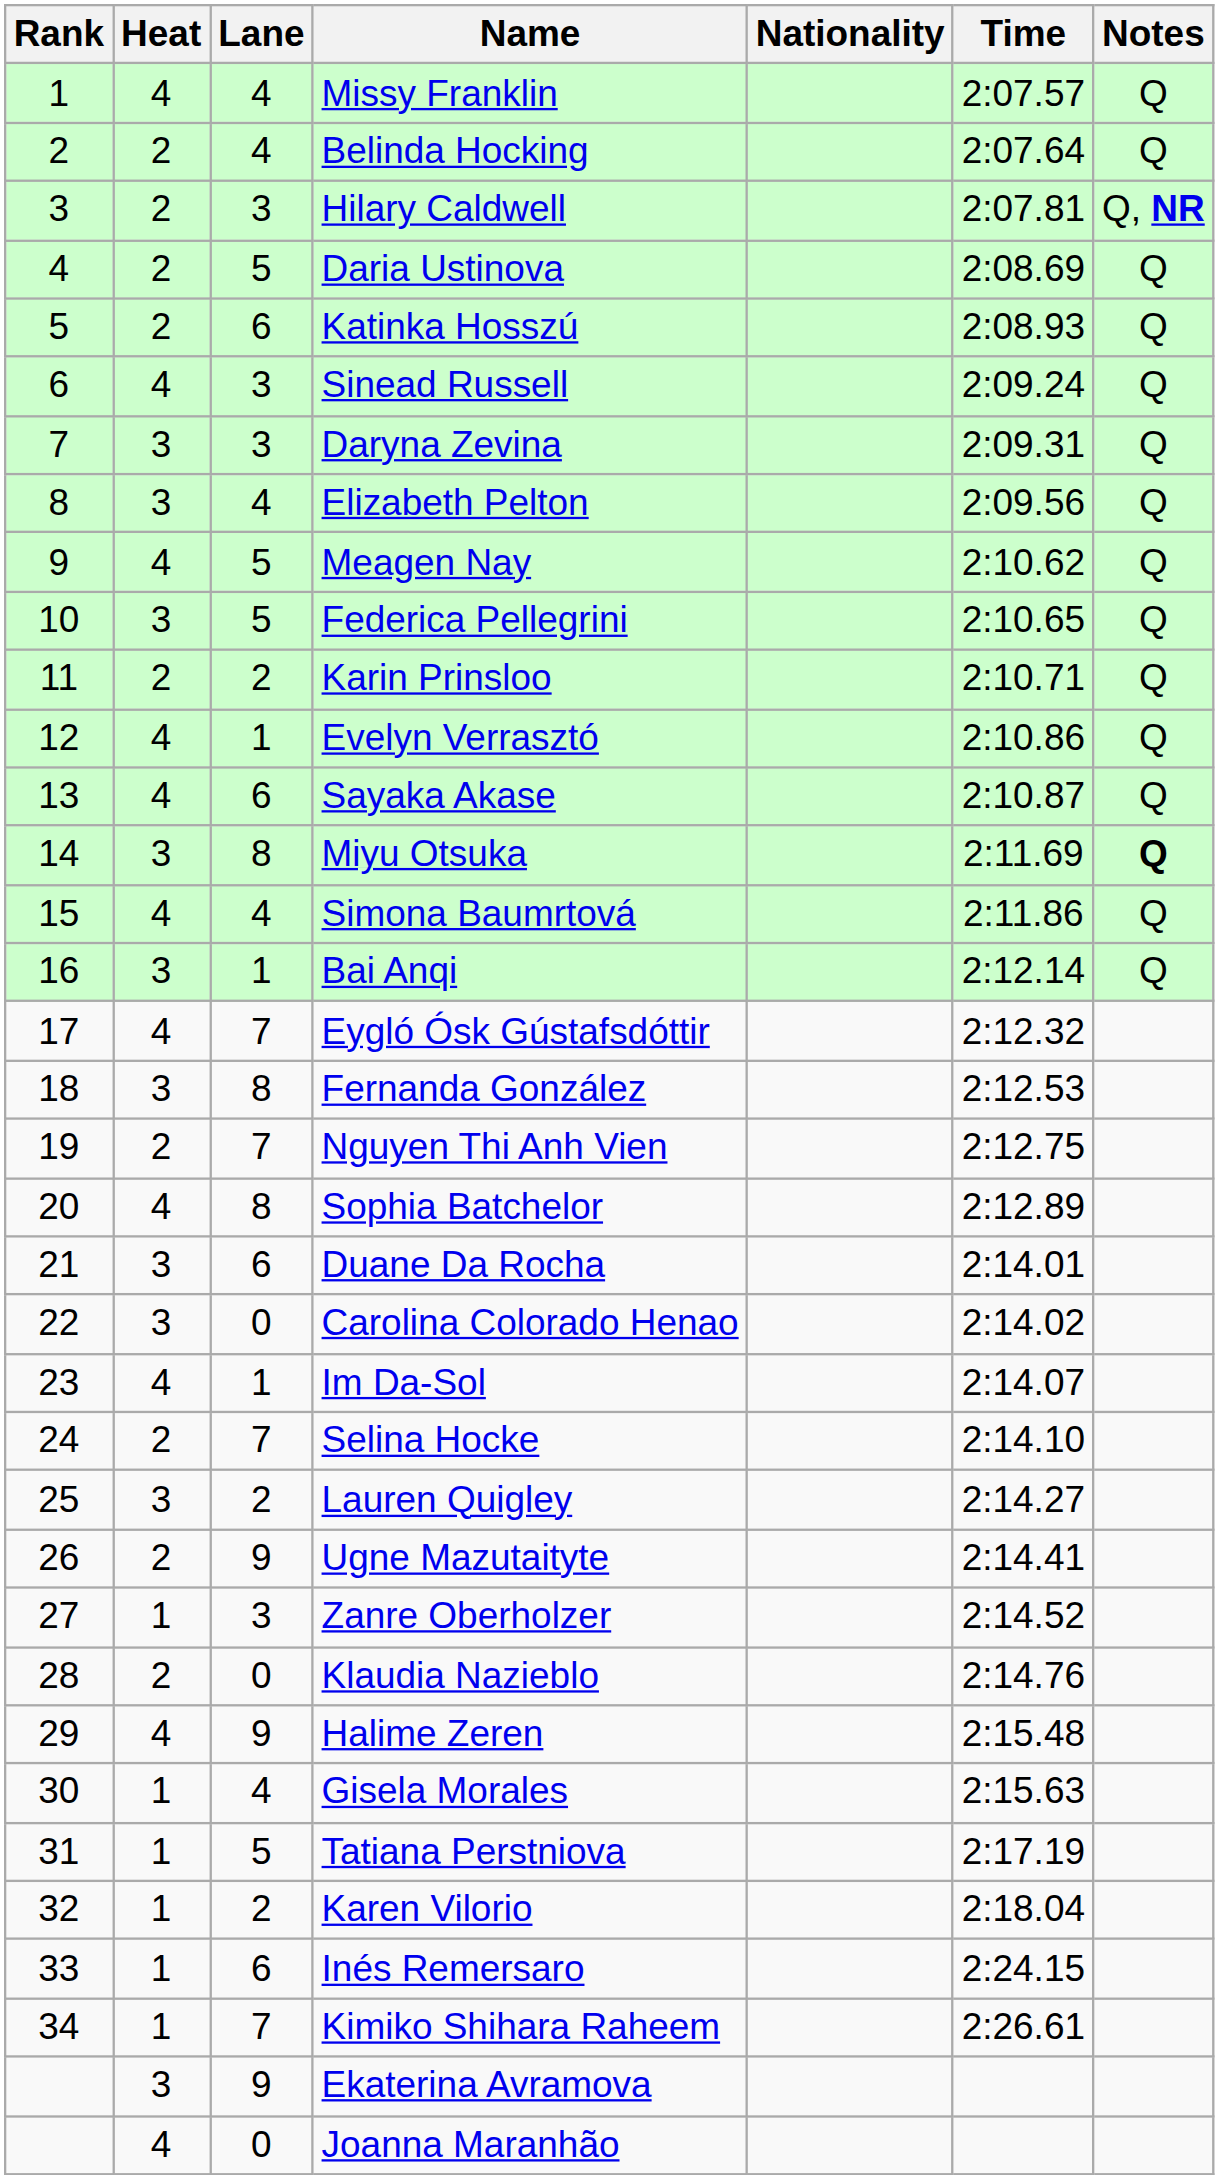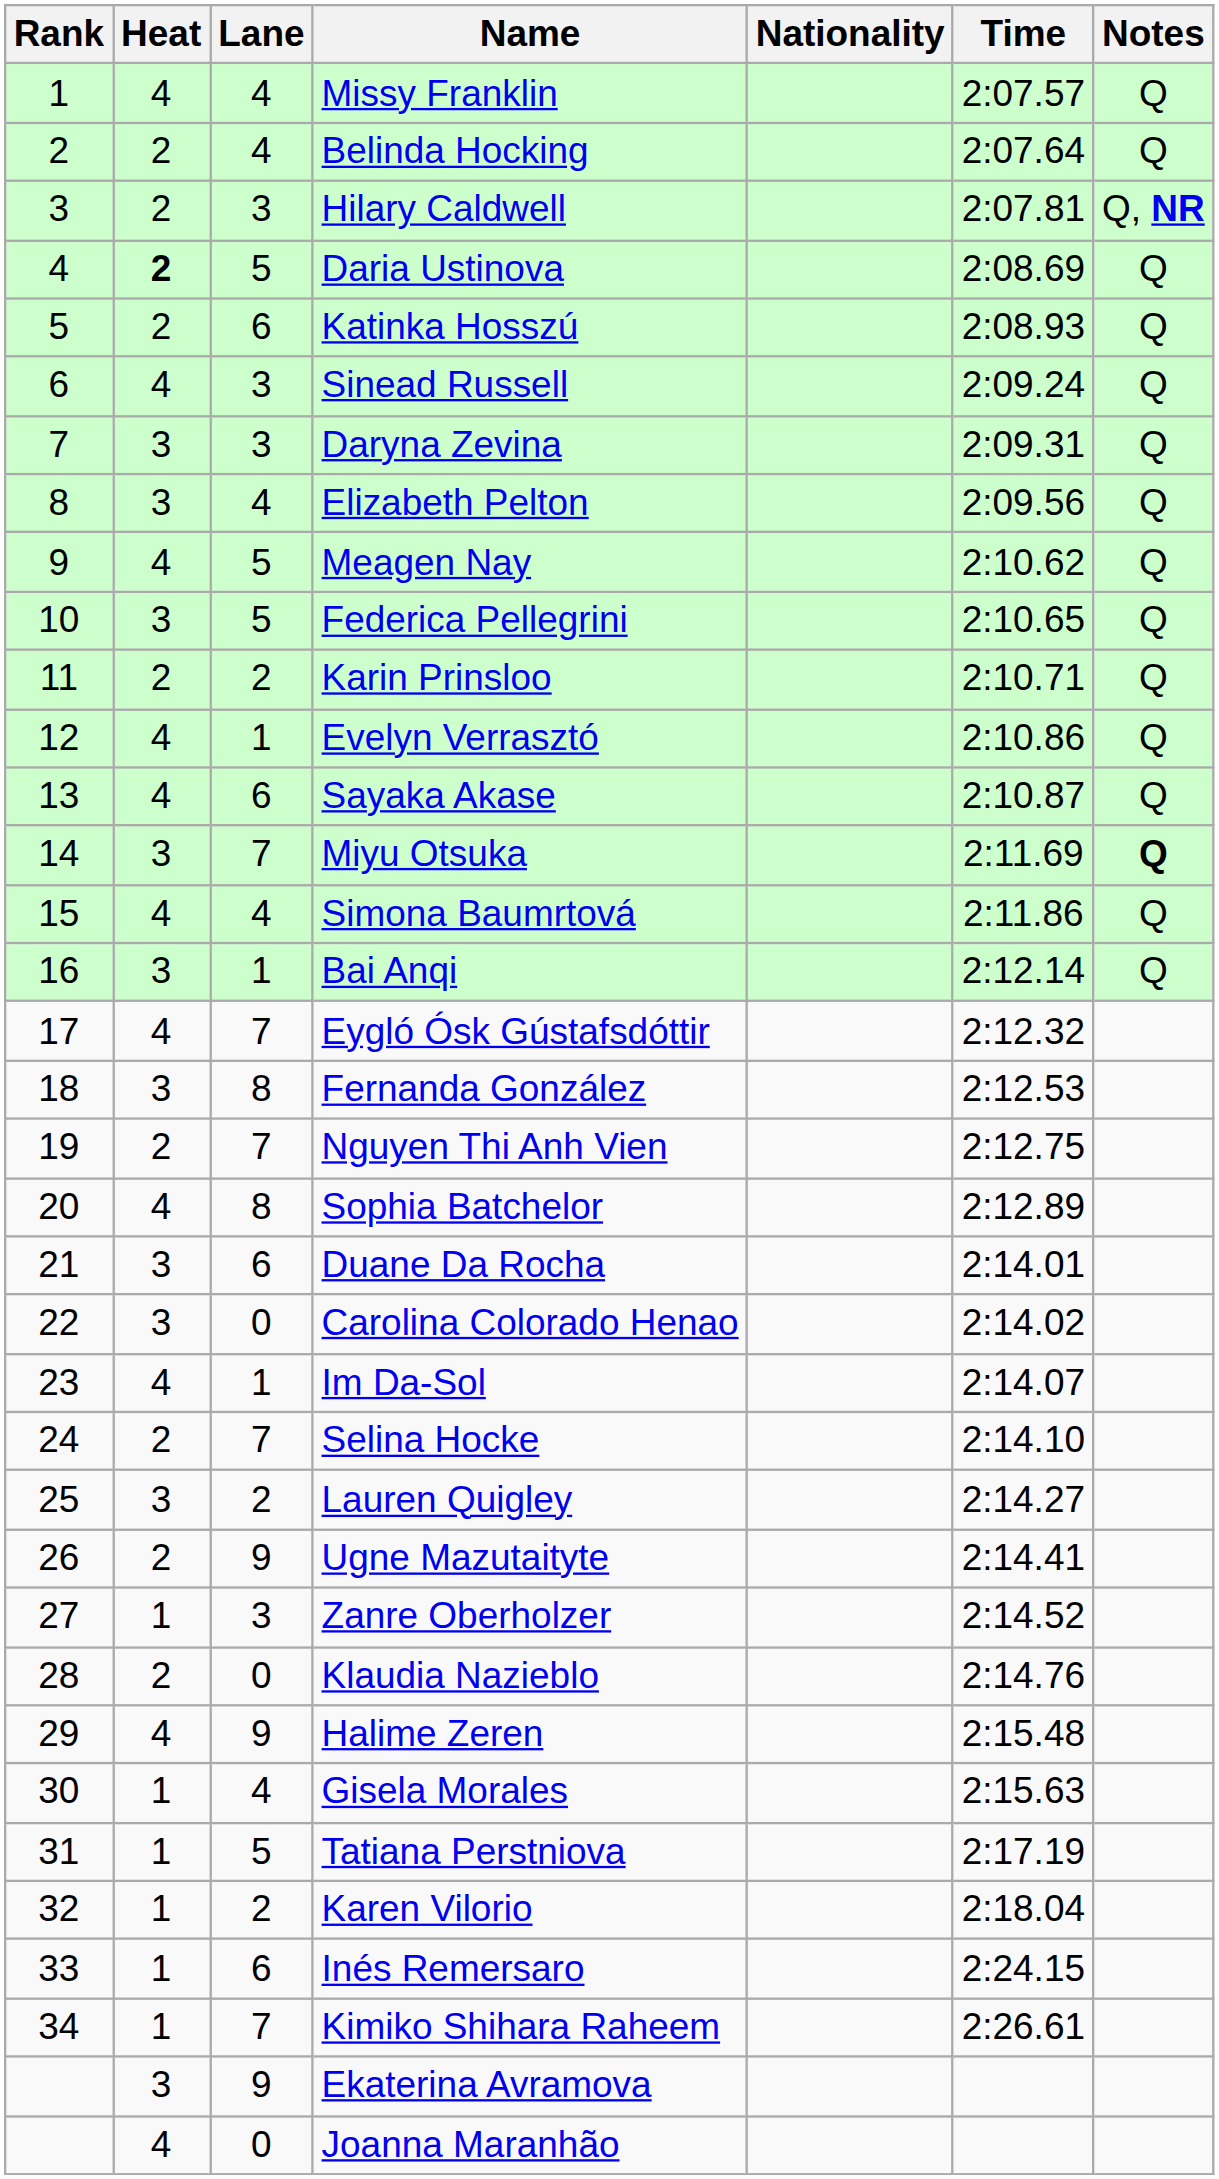(161, 268) normal -> (161, 268) bold
(261, 854) 8 -> (261, 854) 7
